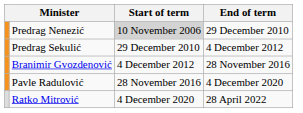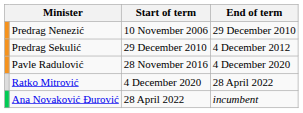(159, 30) lightgrey background -> (166, 30) no background
- row: (62, 64)
+ row: (65, 99)
